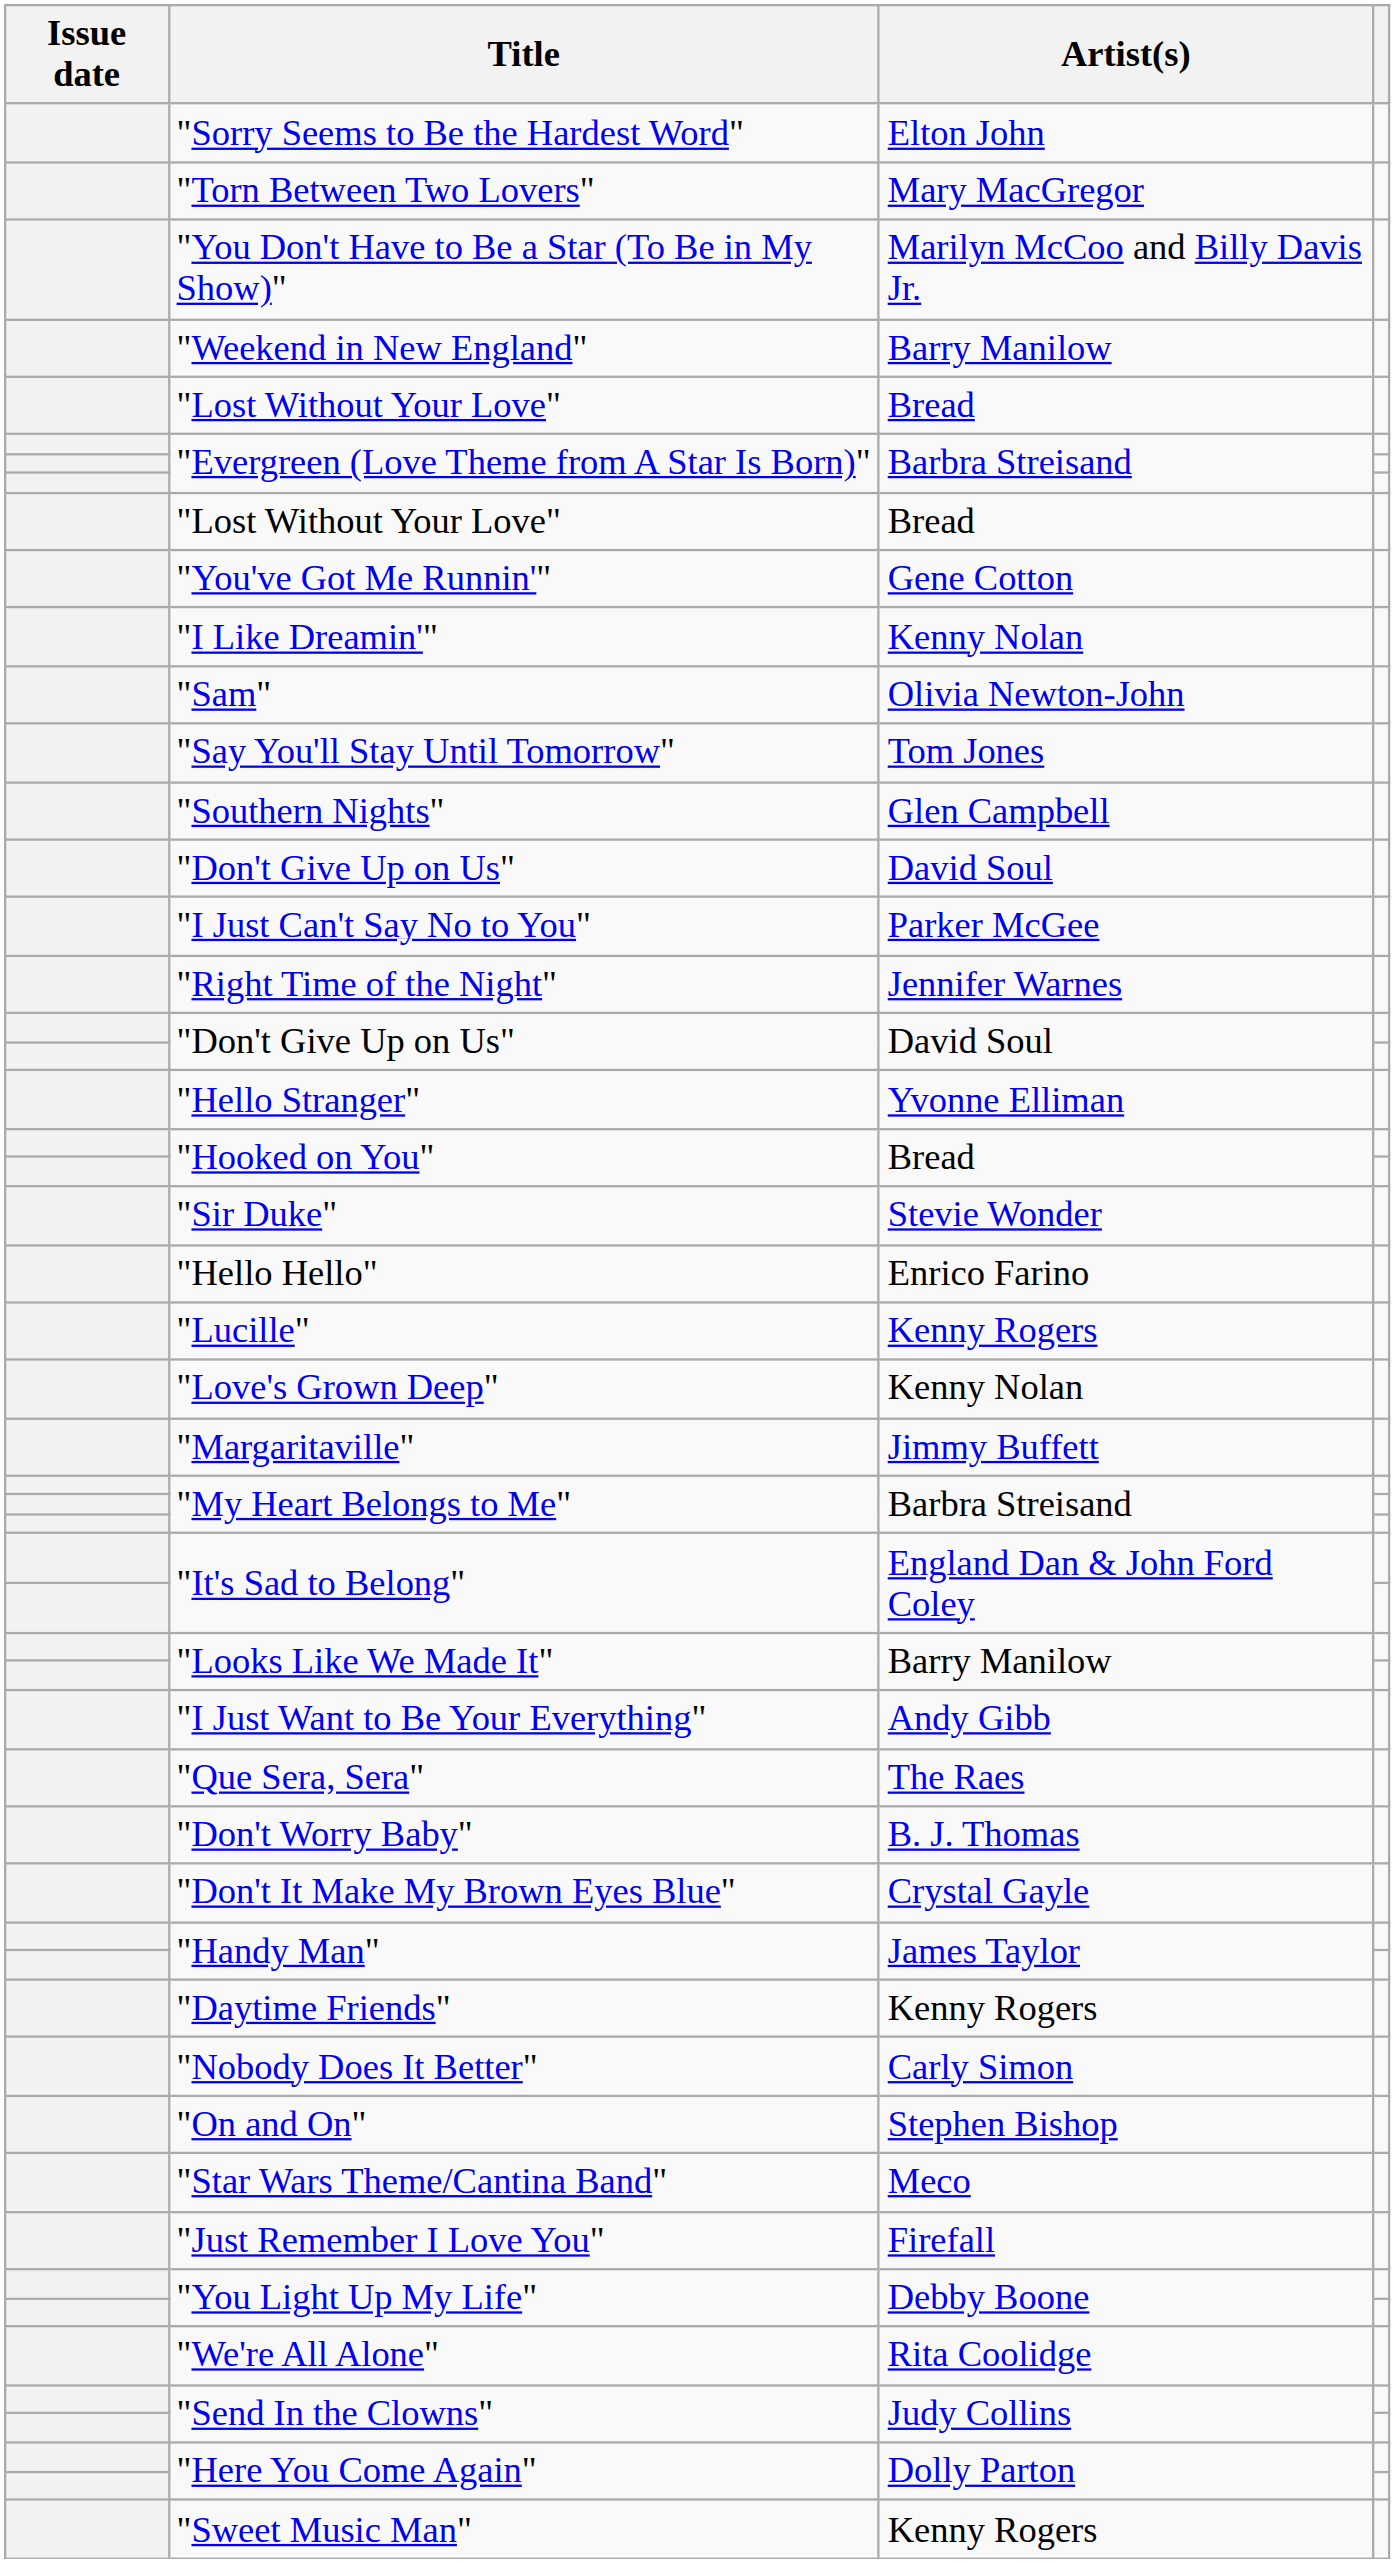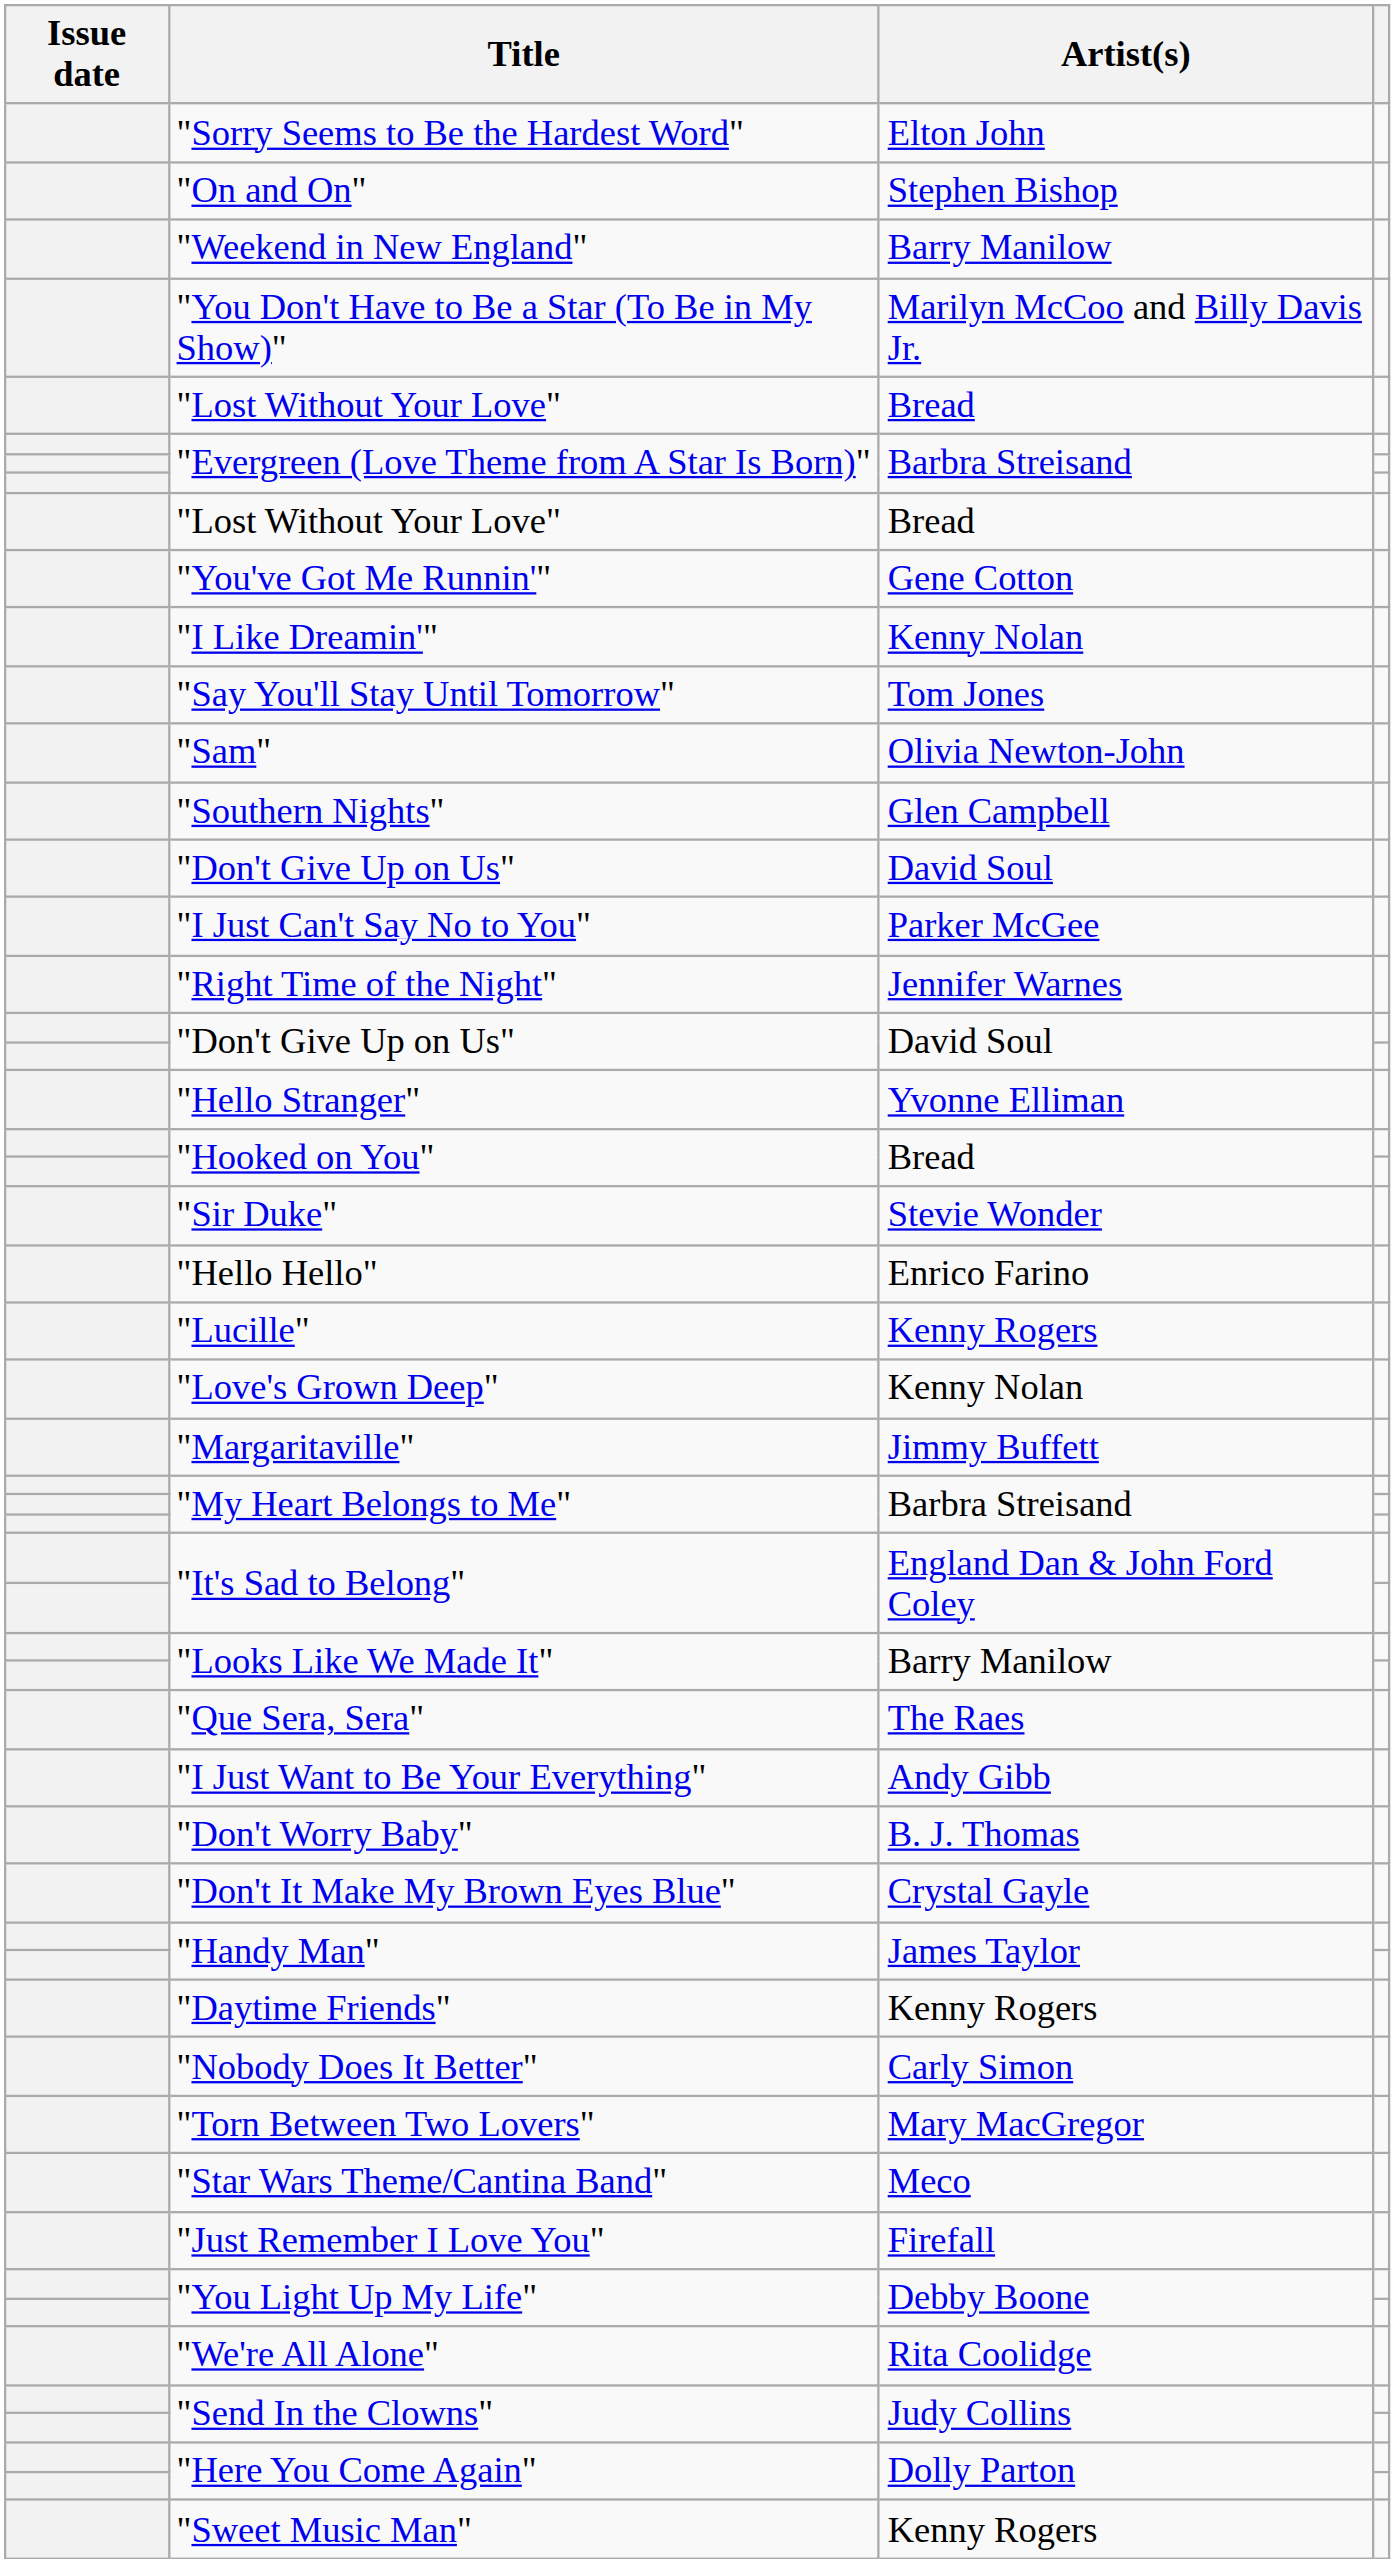rows swapped: (386, 190) <-> (272, 2123)
rows swapped: (382, 346) <-> (494, 268)
rows swapped: (224, 694) <-> (426, 751)
rows swapped: (441, 1718) <-> (300, 1776)
